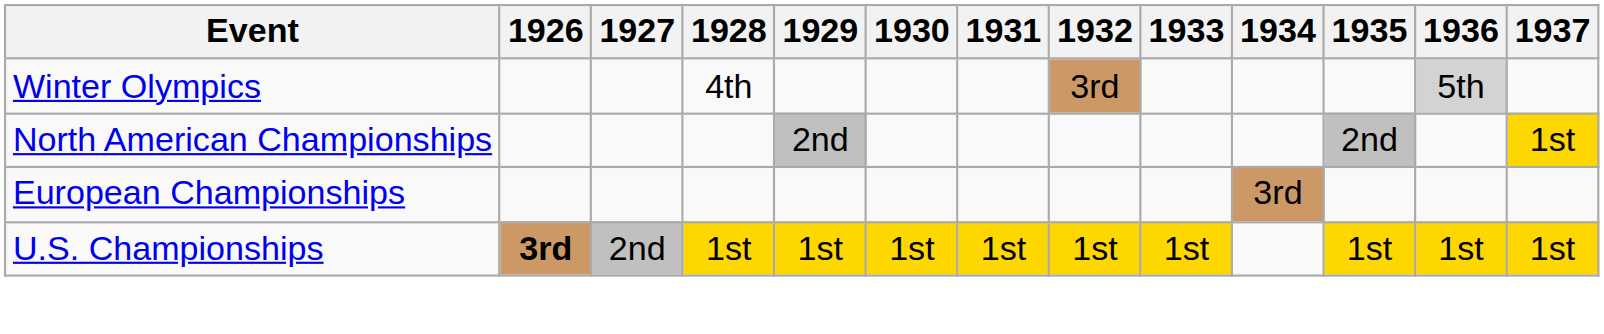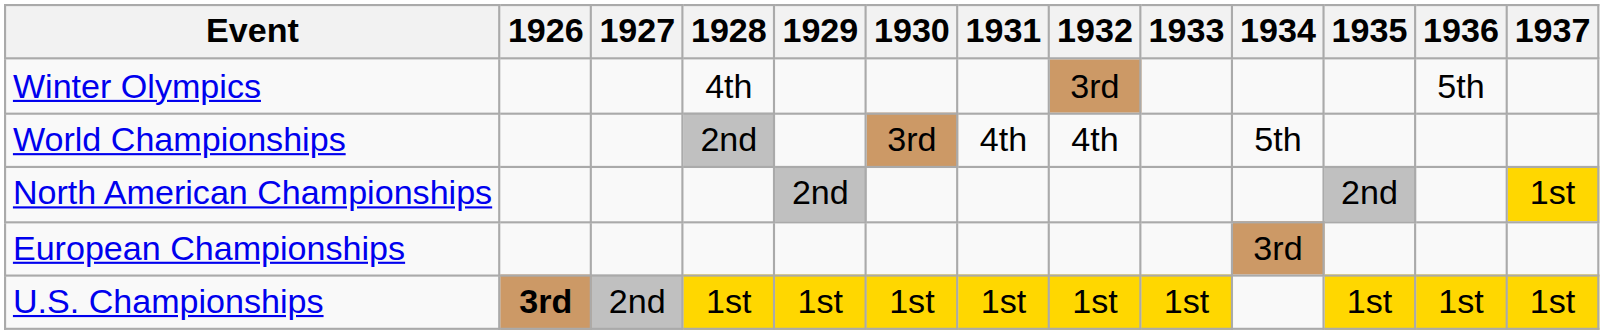(1461, 85) lightgrey background -> (1461, 85) no background
+ row: (179, 139)
